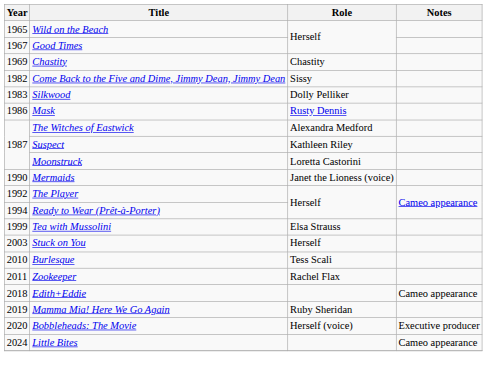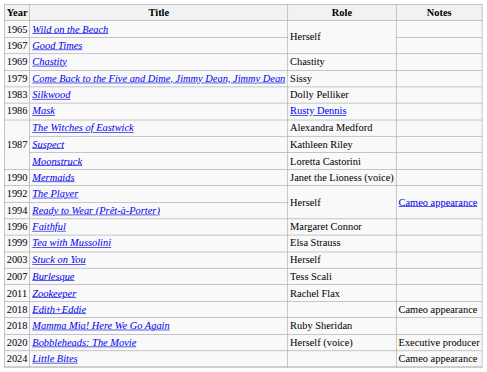(17, 78) 1982 -> (17, 78) 1979
+ row: (49, 227)
(17, 260) 2010 -> (17, 276) 2007
(17, 309) 2019 -> (17, 326) 2018
